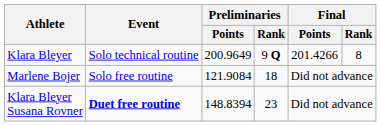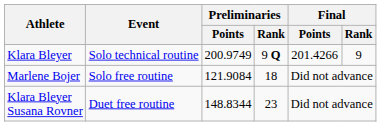(228, 55) 200.9649 -> (228, 55) 200.9749
(359, 55) 8 -> (359, 55) 9
(134, 104) bold -> (131, 104) normal
(228, 104) 148.8394 -> (228, 104) 148.8344
